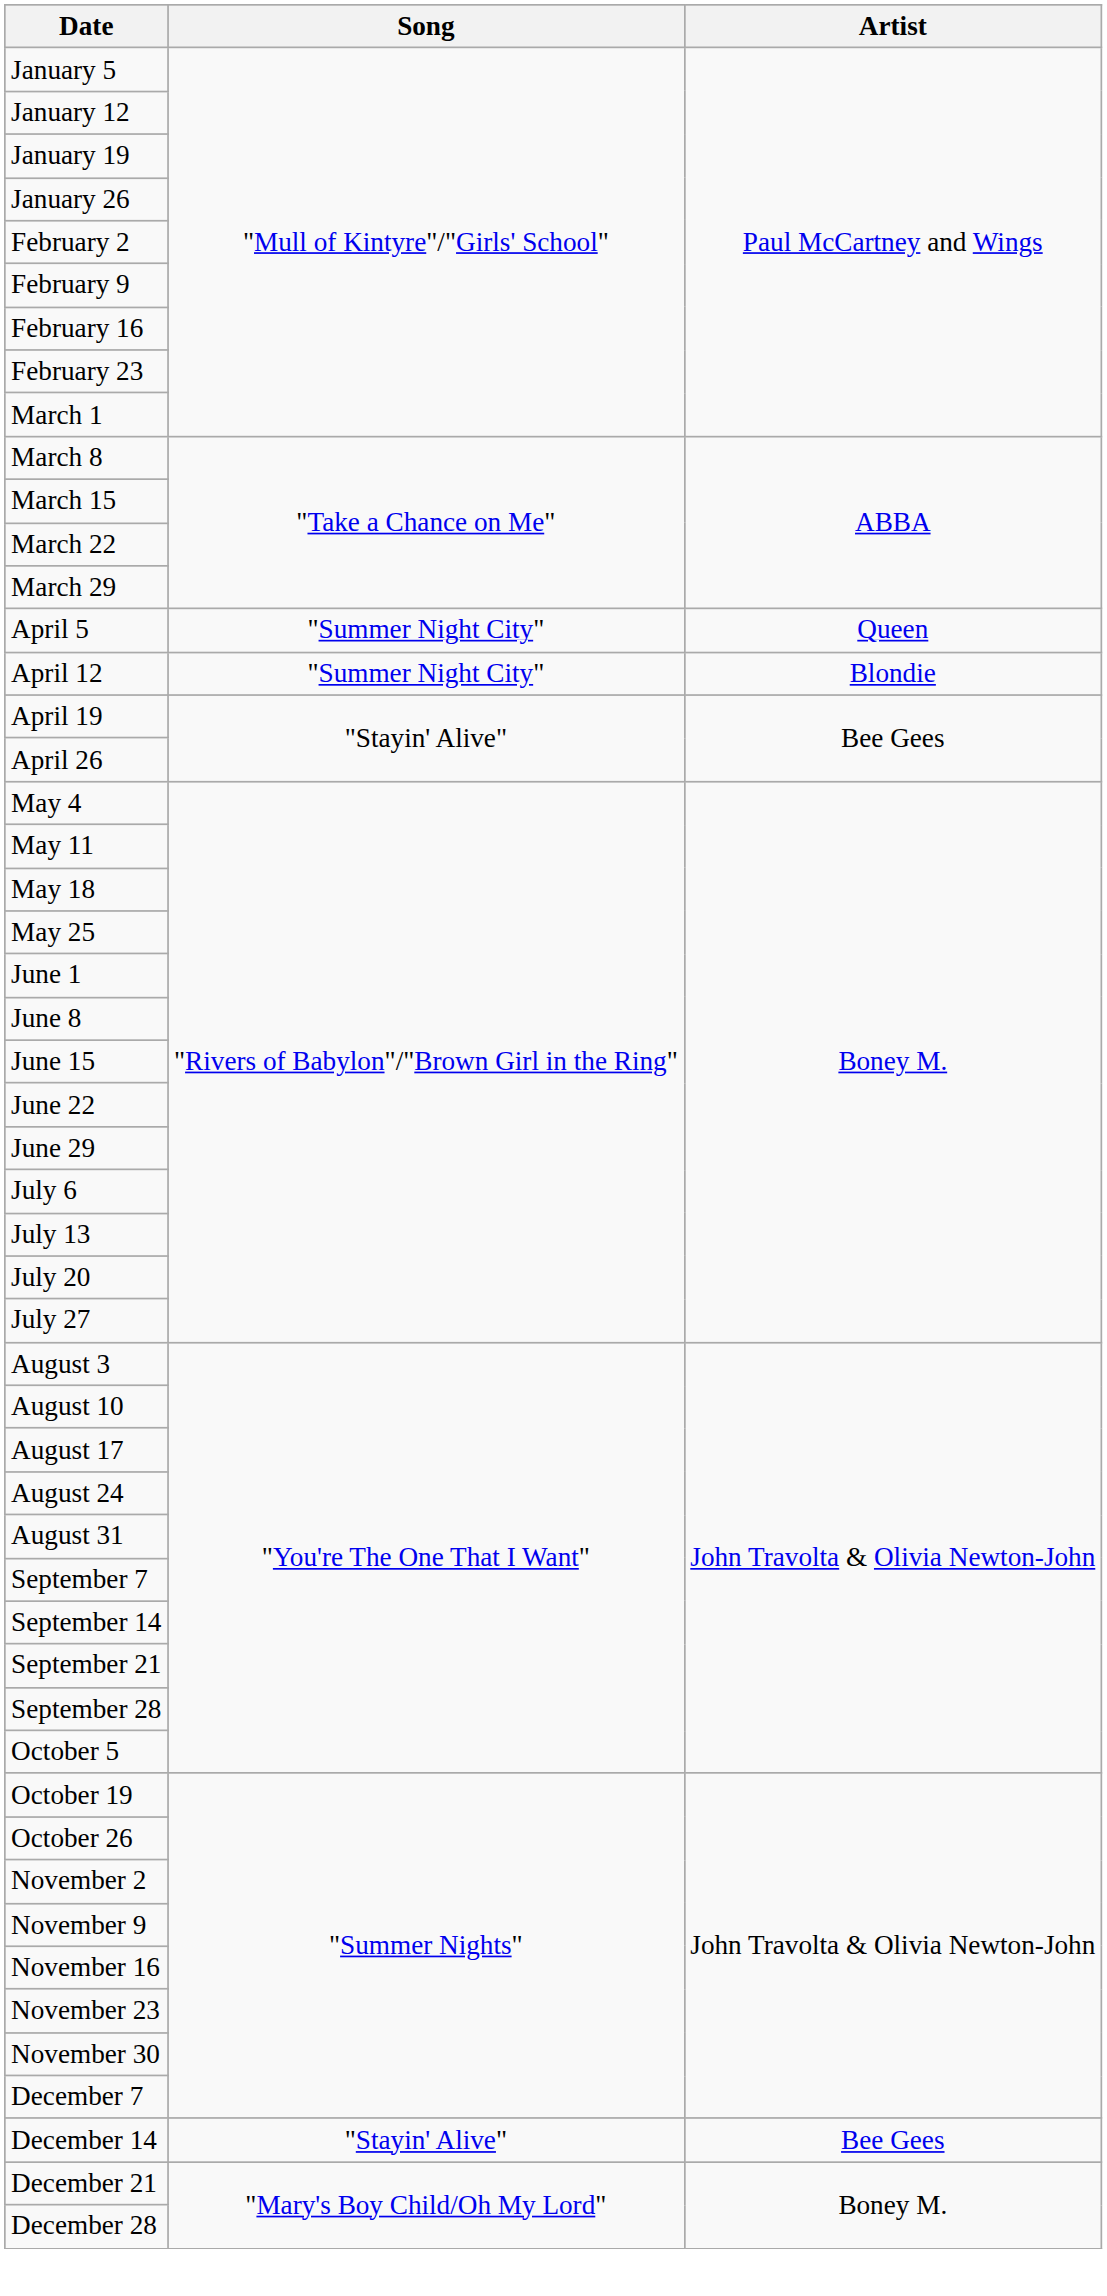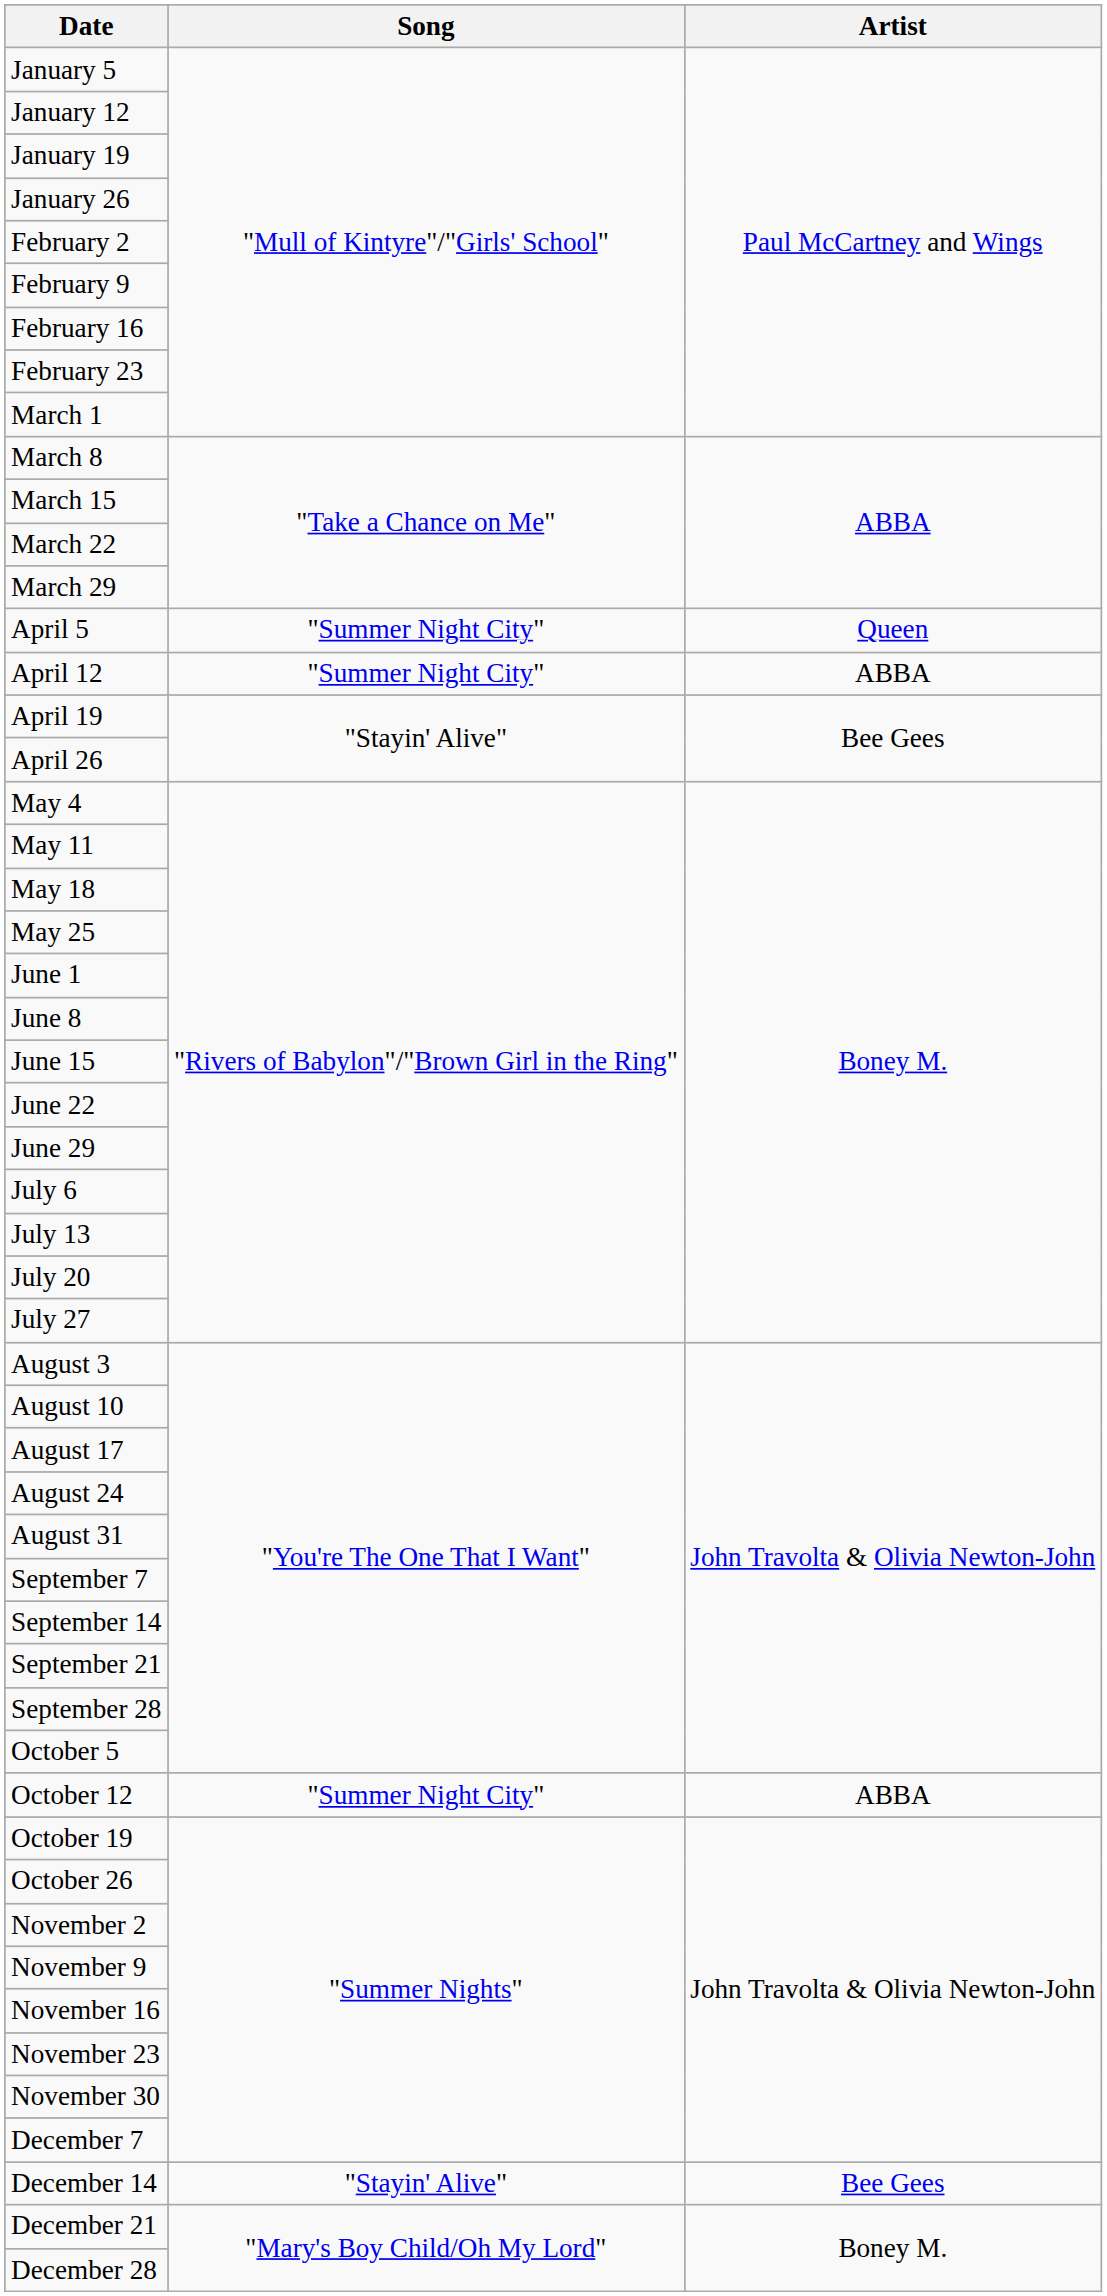(893, 673) Blondie -> (893, 673) ABBA
+ row: (72, 1794)
